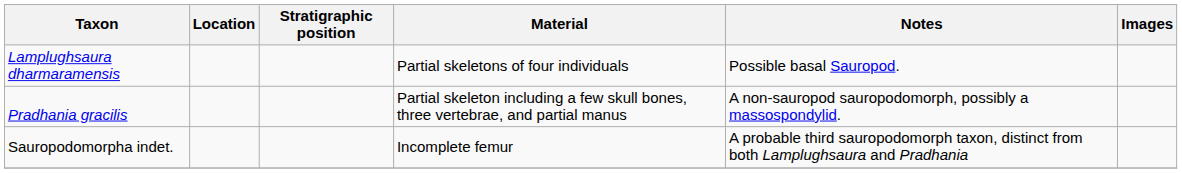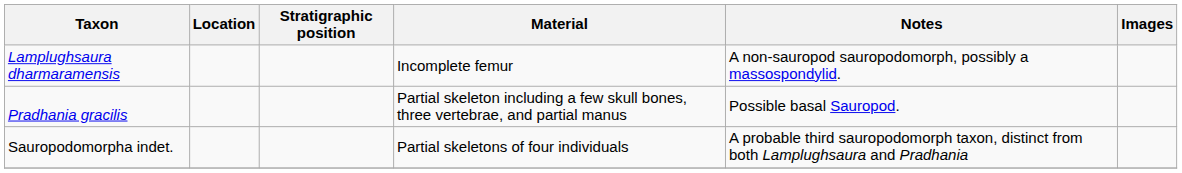(513, 65) Partial skeletons of four individuals -> (455, 65) Incomplete femur
(814, 65) Possible basal Sauropod. -> (879, 65) A non-sauropod sauropodomorph, possibly a massospondylid.
(879, 106) A non-sauropod sauropodomorph, possibly a massospondylid. -> (814, 106) Possible basal Sauropod.
(455, 147) Incomplete femur -> (513, 147) Partial skeletons of four individuals
